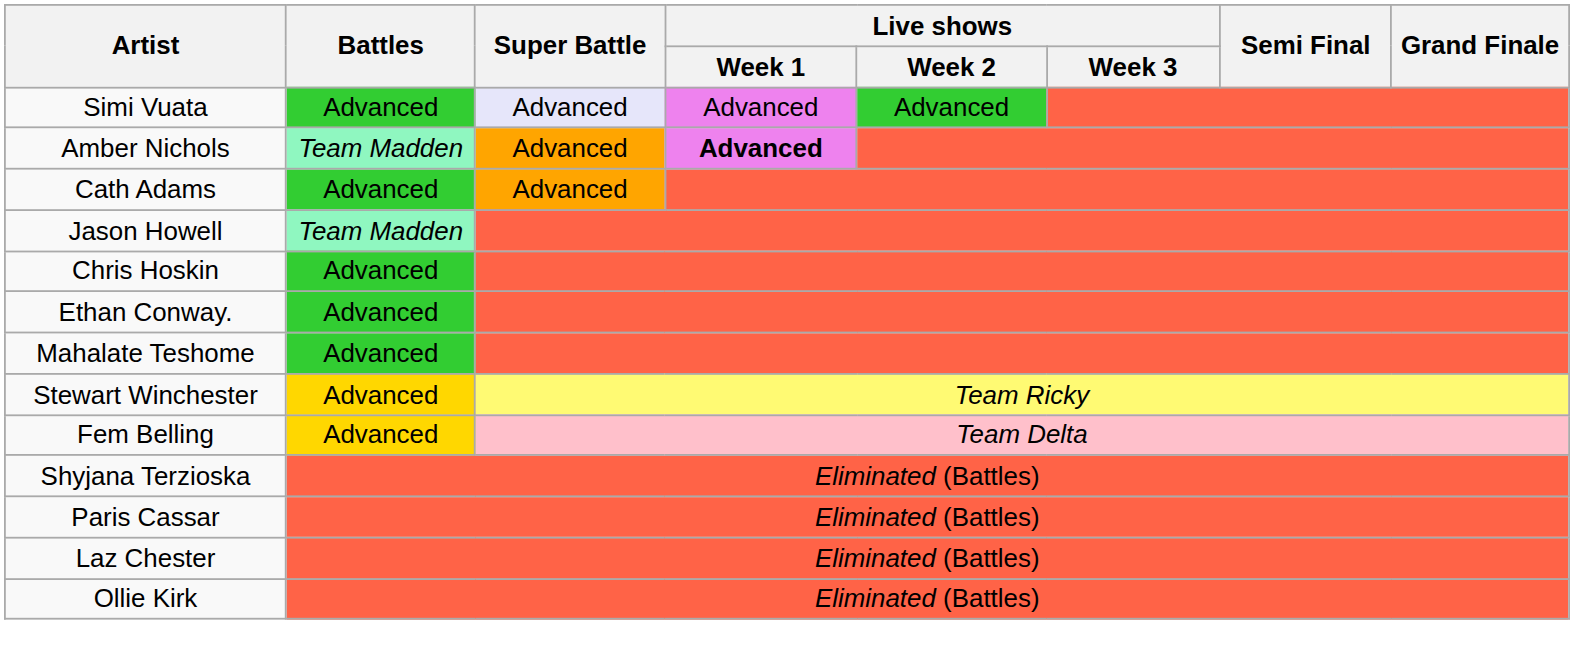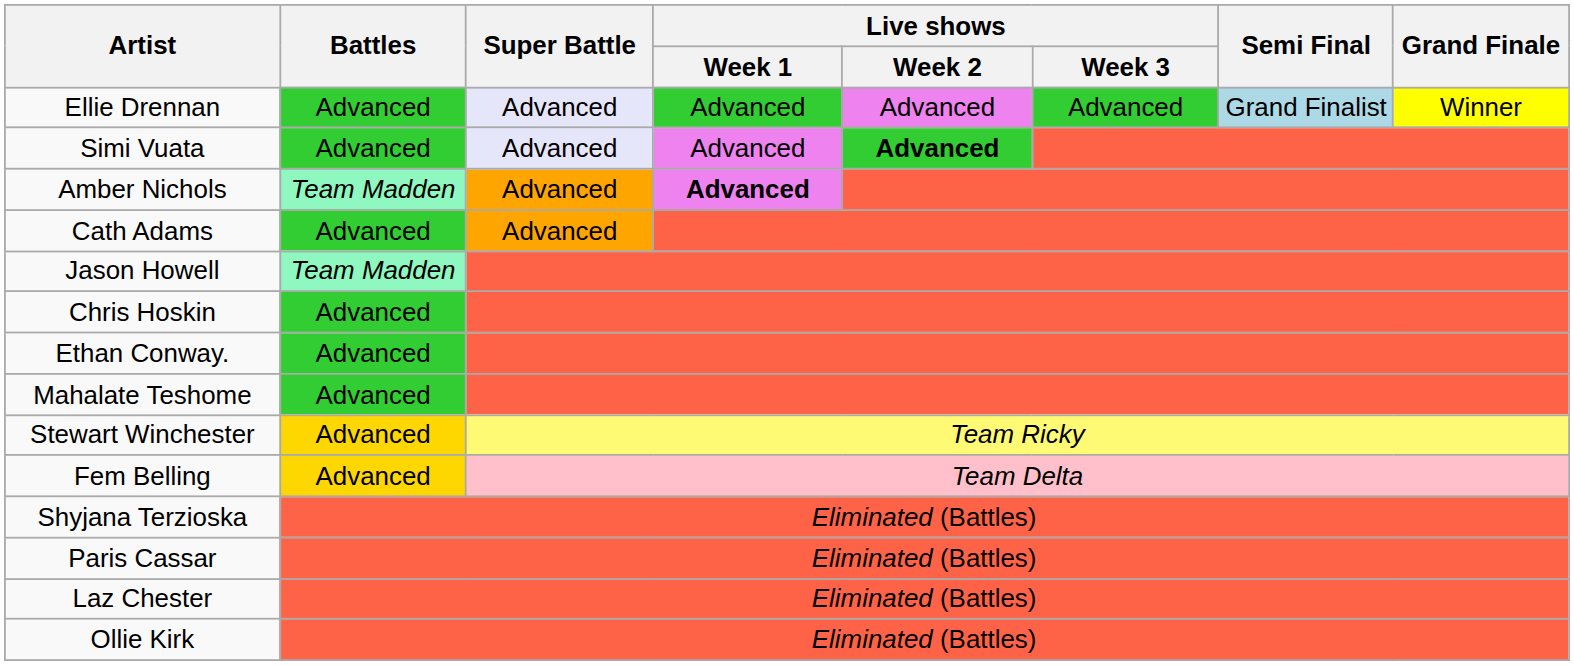+ row: (142, 108)
(952, 108) normal -> (937, 149) bold
